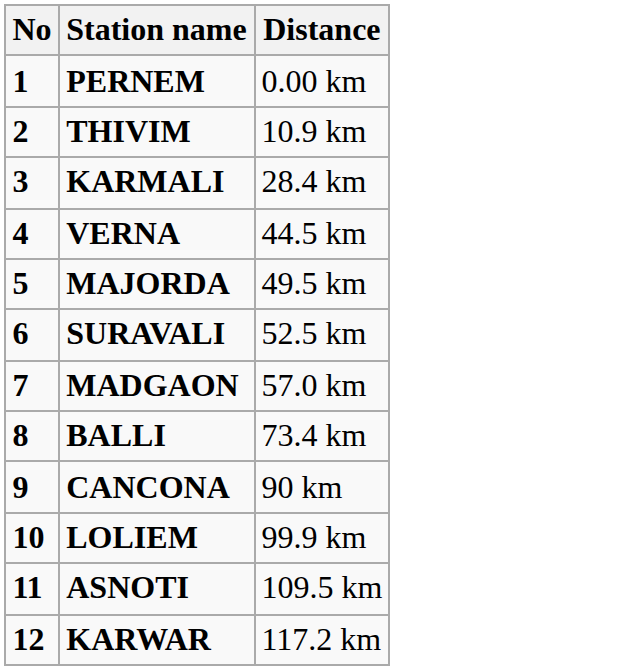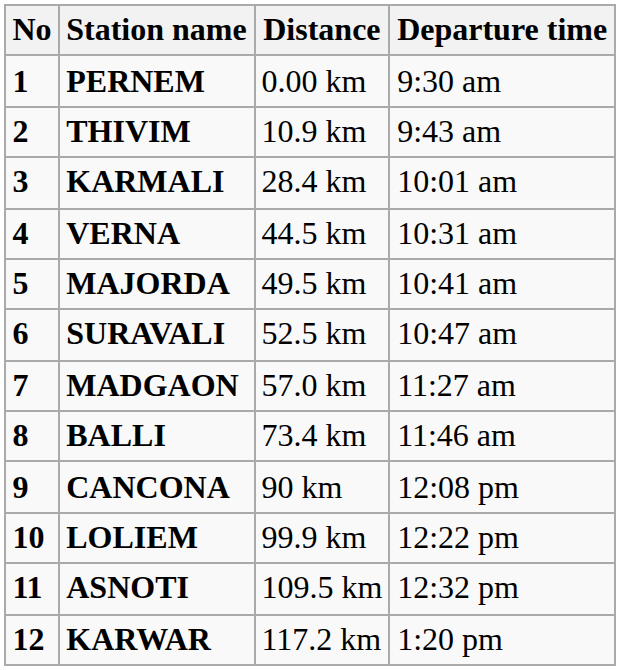+ column: (502, 29)
